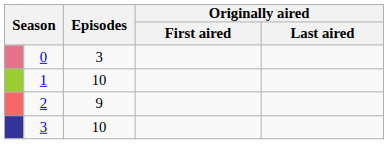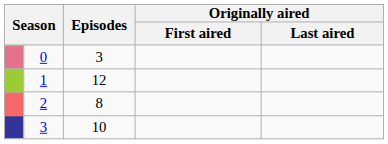(99, 80) 10 -> (99, 80) 12
(99, 103) 9 -> (99, 103) 8
